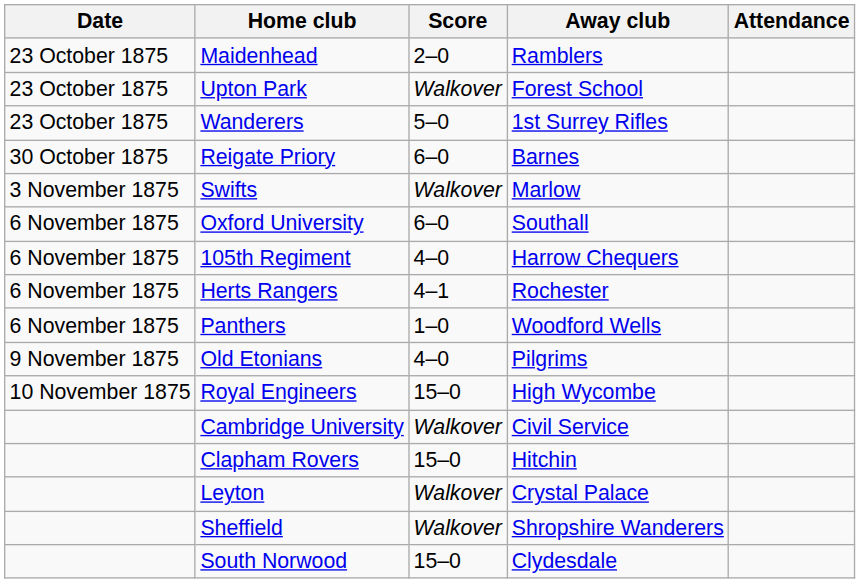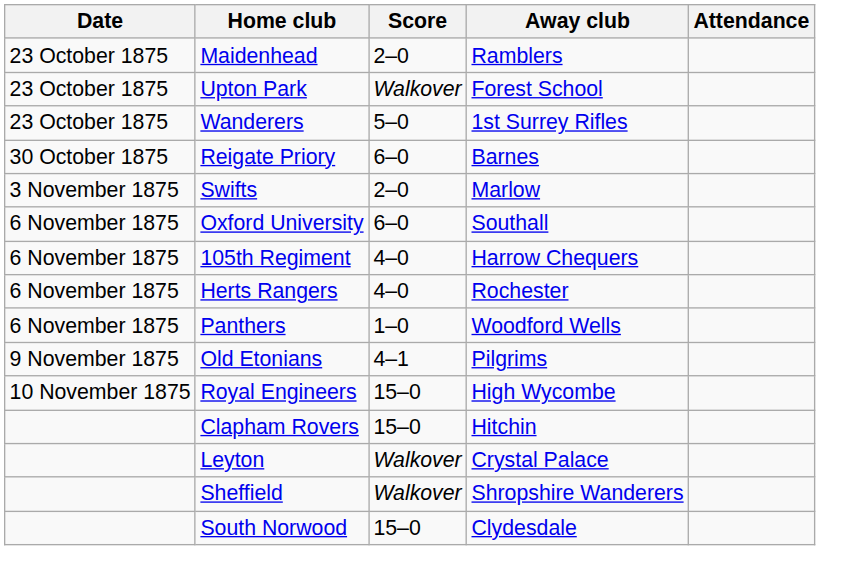(458, 190) Walkover -> (391, 190) 2–0
(431, 291) 4–1 -> (391, 291) 4–0
(431, 358) 4–0 -> (391, 358) 4–1
- row: (302, 426)
